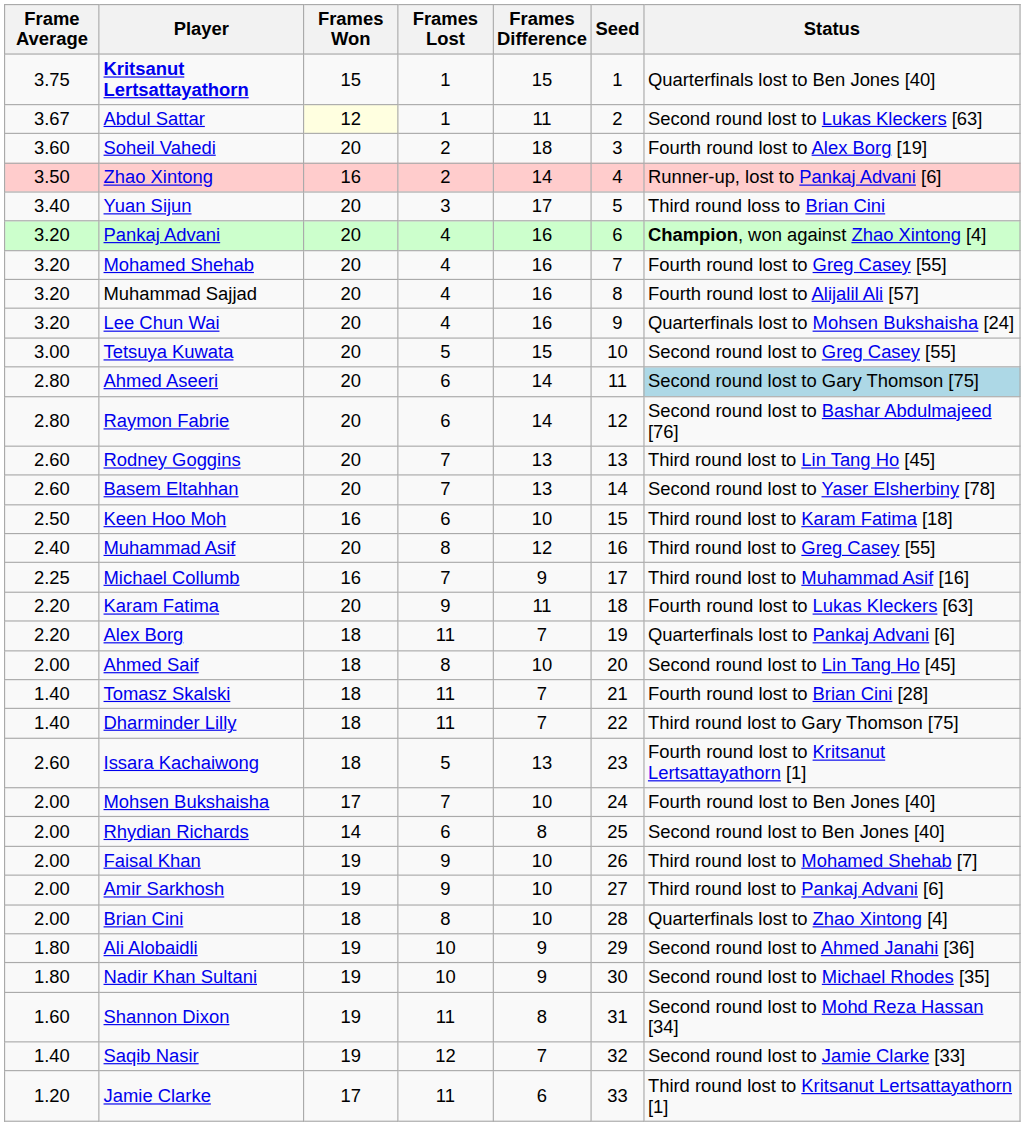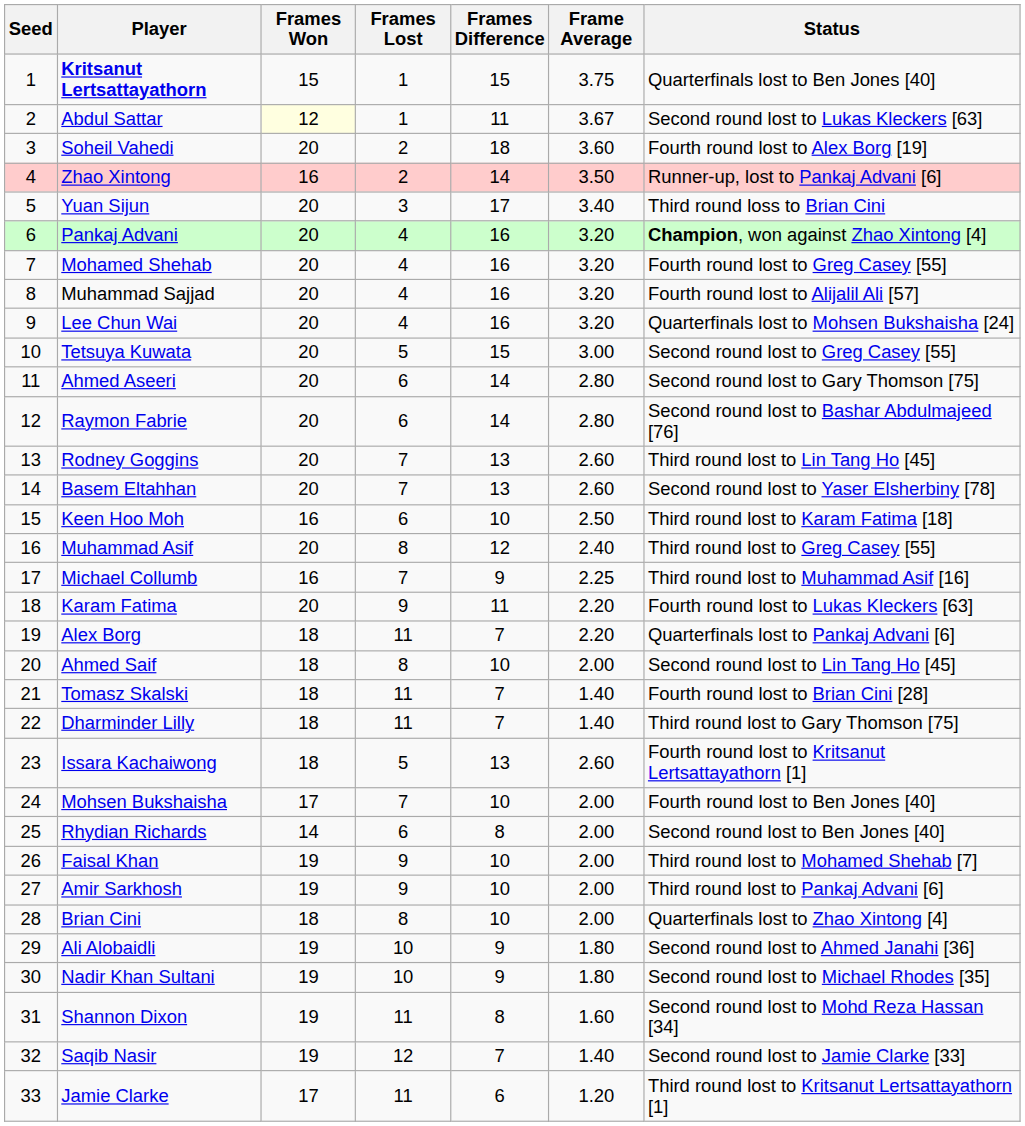columns swapped: (617, 29) <-> (52, 29)
(813, 381) lightblue background -> (813, 381) no background
